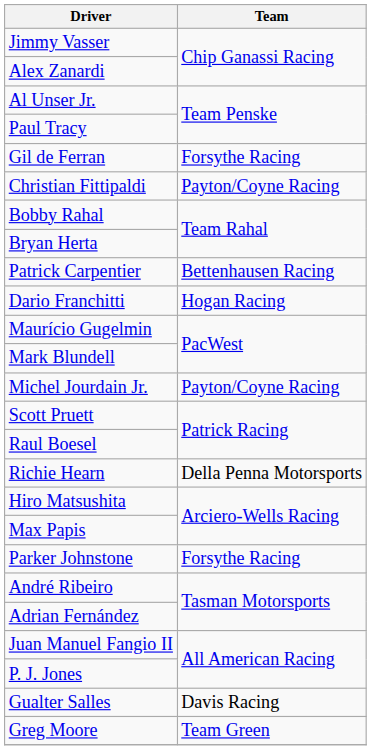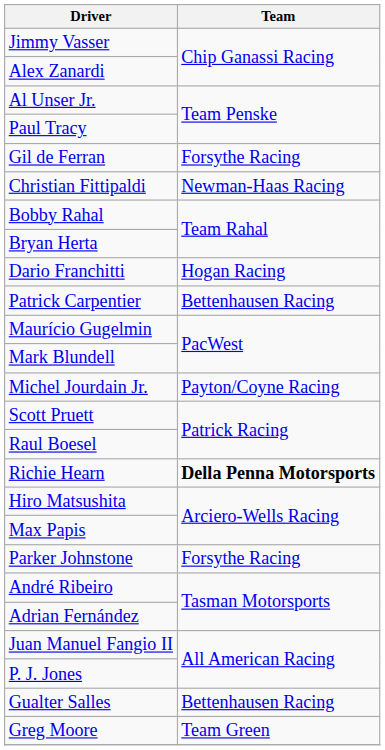(260, 186) Payton/Coyne Racing -> (263, 186) Newman-Haas Racing
rows swapped: (67, 300) <-> (75, 272)
(272, 472) normal -> (278, 472) bold
(230, 702) Davis Racing -> (258, 702) Bettenhausen Racing
